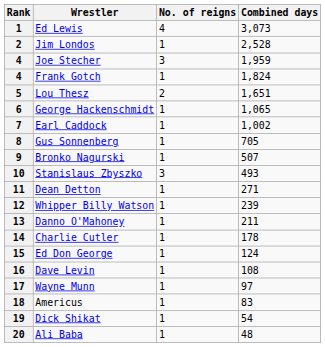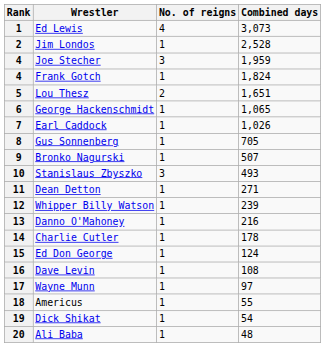(256, 125) 1,002 -> (256, 125) 1,026
(250, 222) 211 -> (250, 222) 216
(247, 302) 83 -> (247, 302) 55
